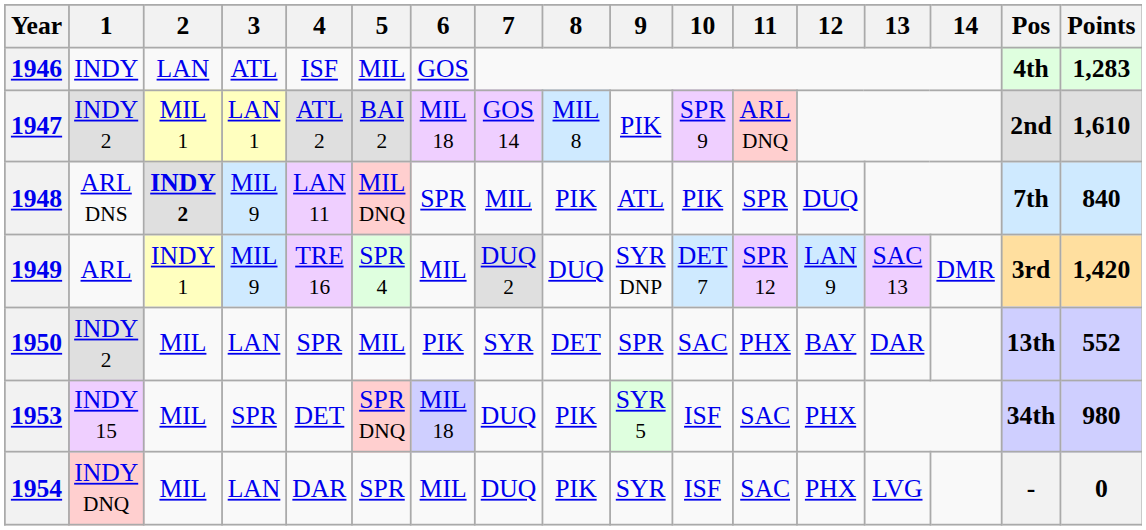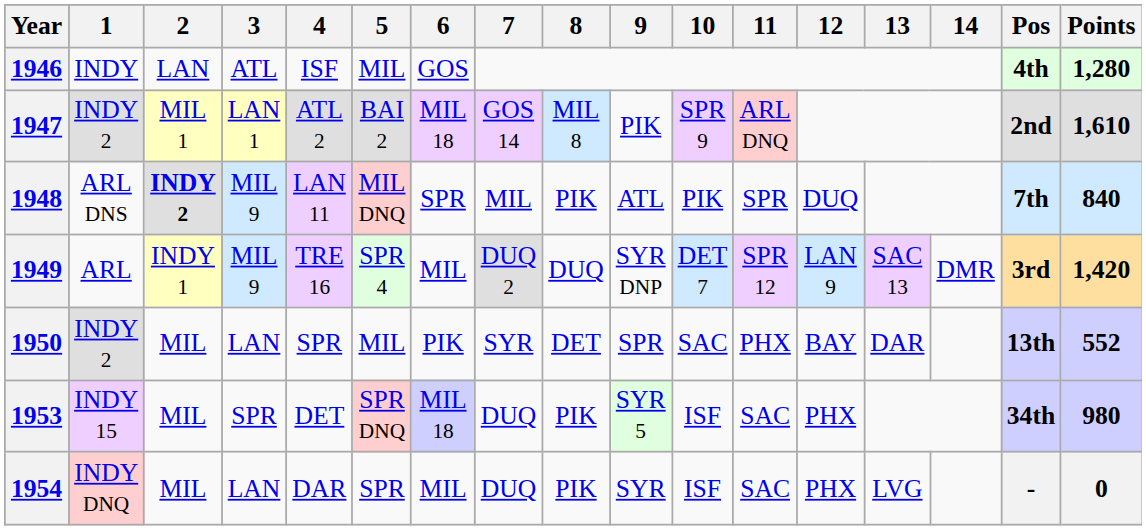(1101, 68) 1,283 -> (1101, 68) 1,280
